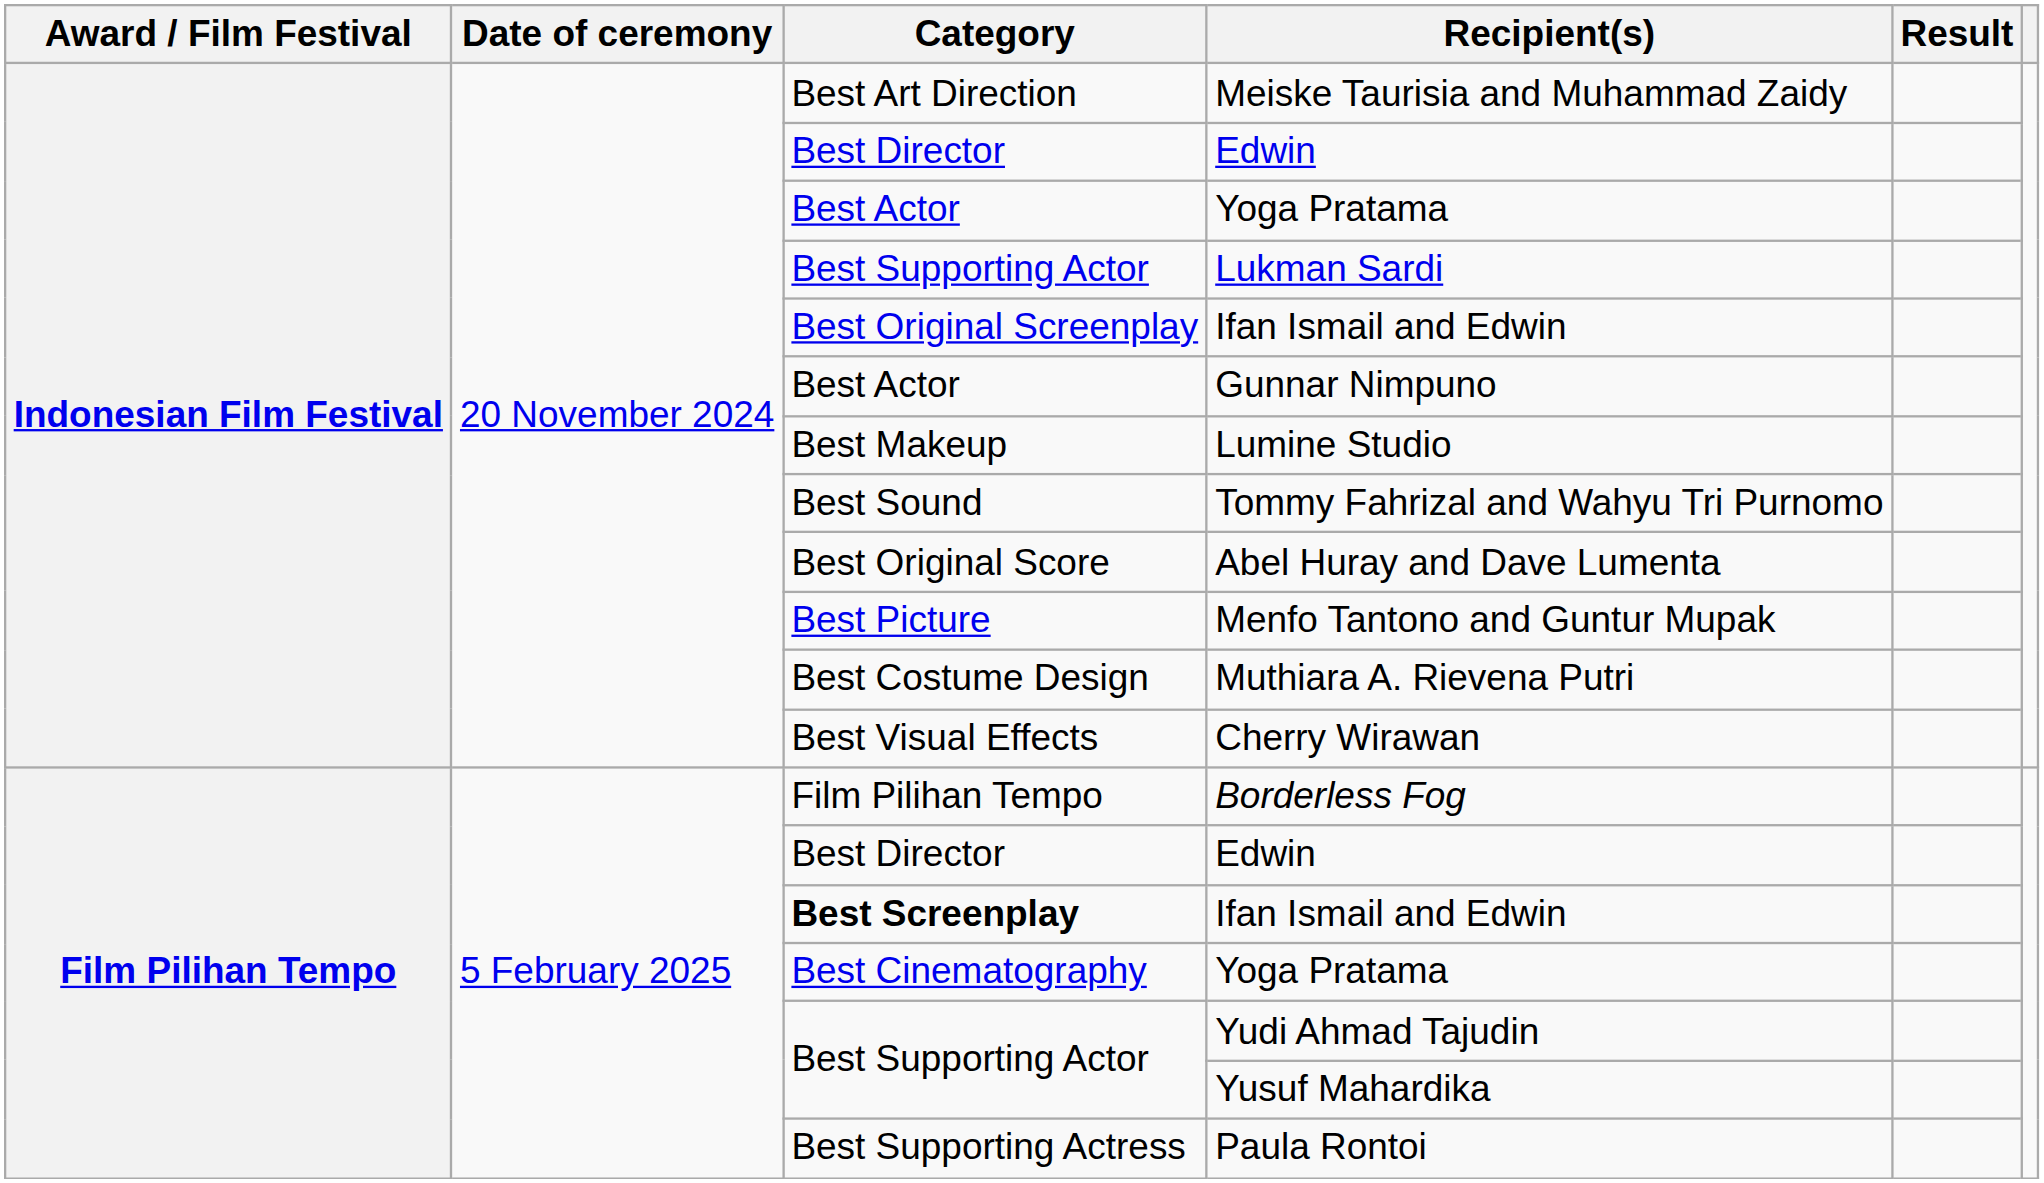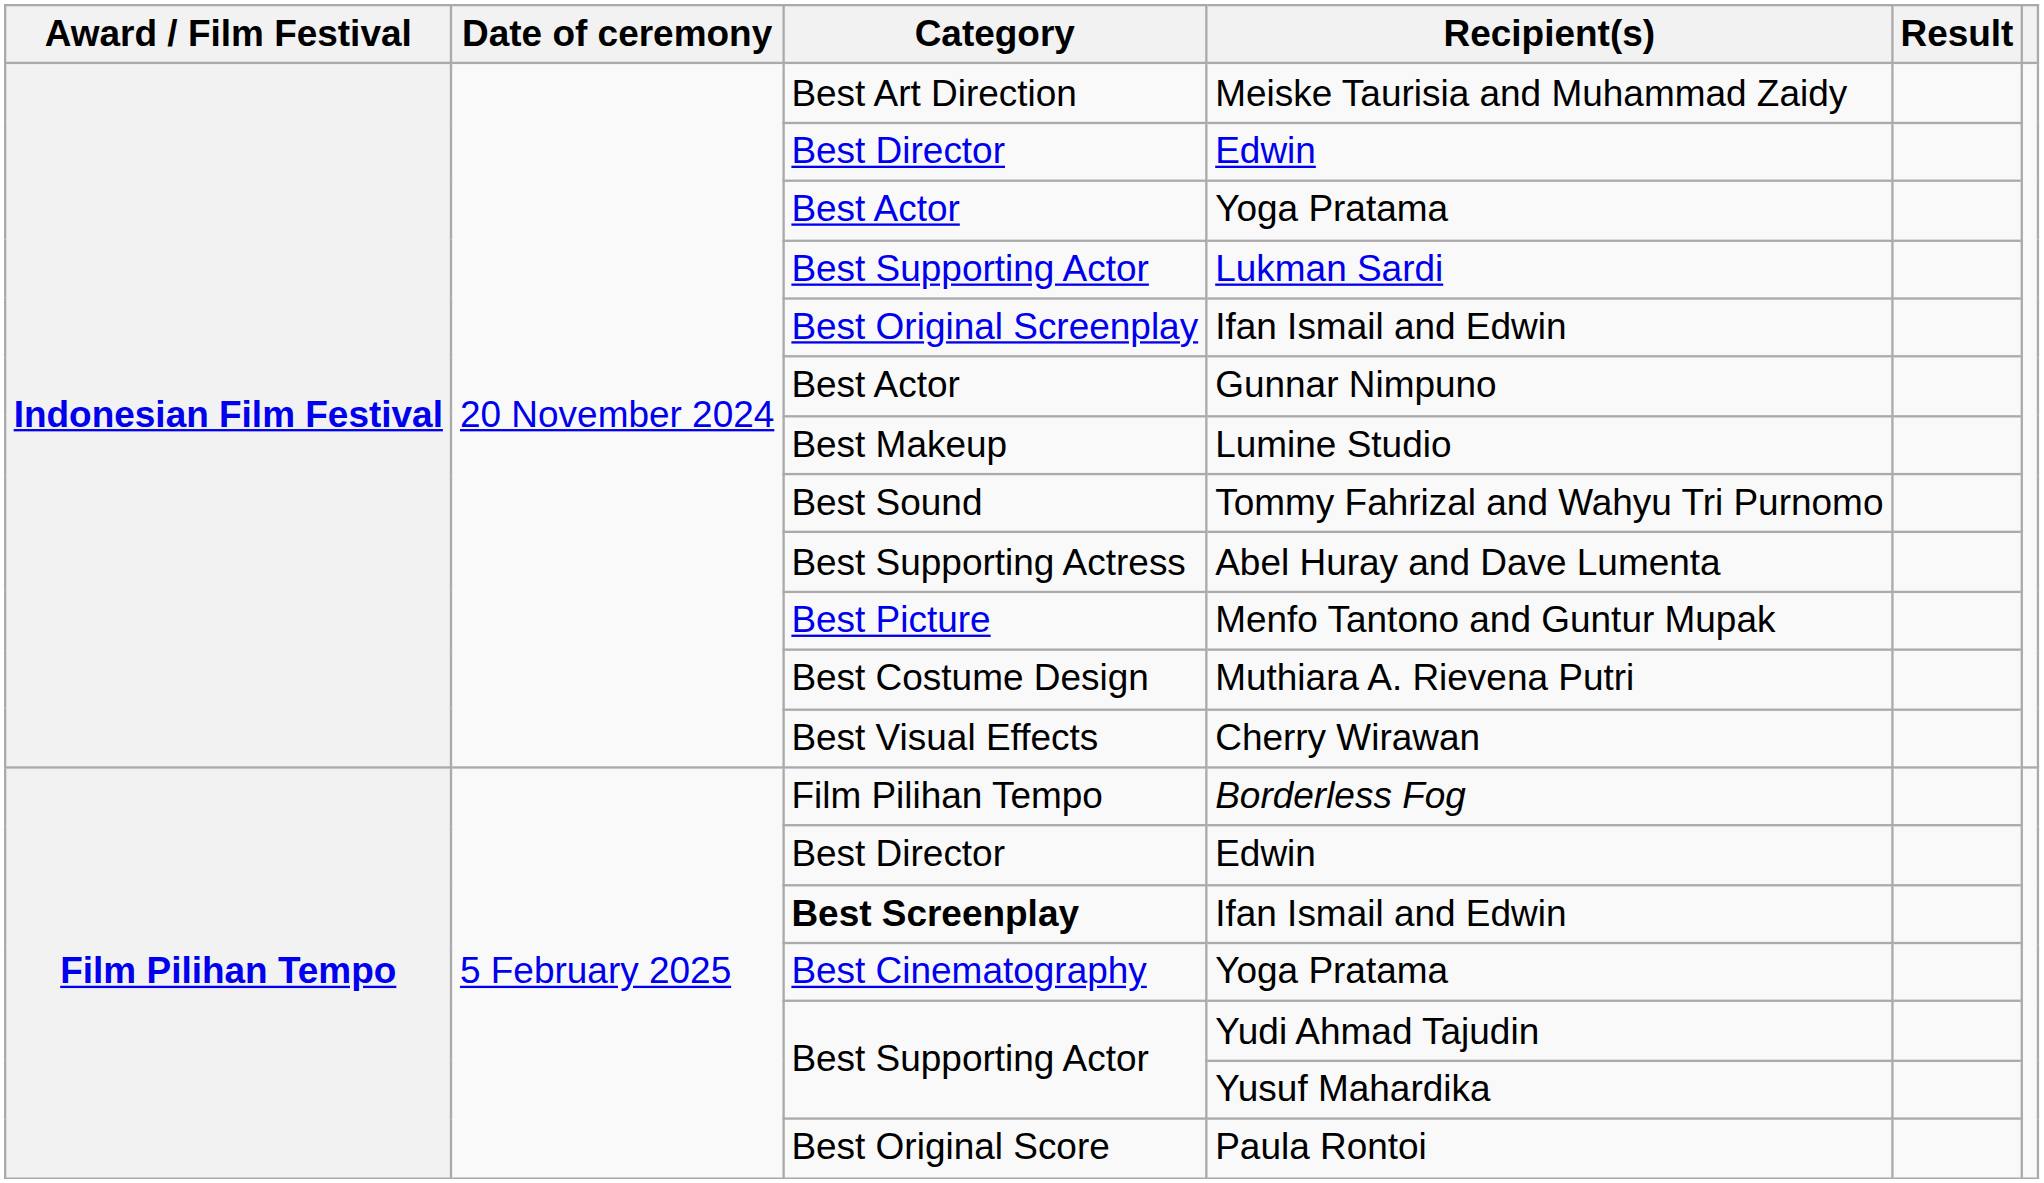(951, 561) Best Original Score -> (989, 561) Best Supporting Actress
(989, 1147) Best Supporting Actress -> (951, 1147) Best Original Score
